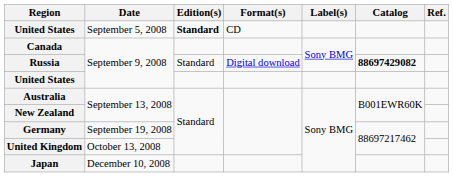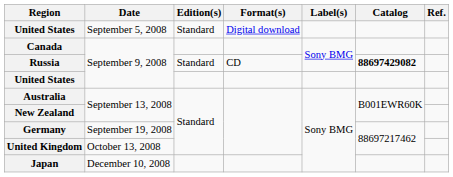(198, 29) bold -> (195, 29) normal
(233, 29) CD -> (263, 29) Digital download
(263, 63) Digital download -> (233, 63) CD
